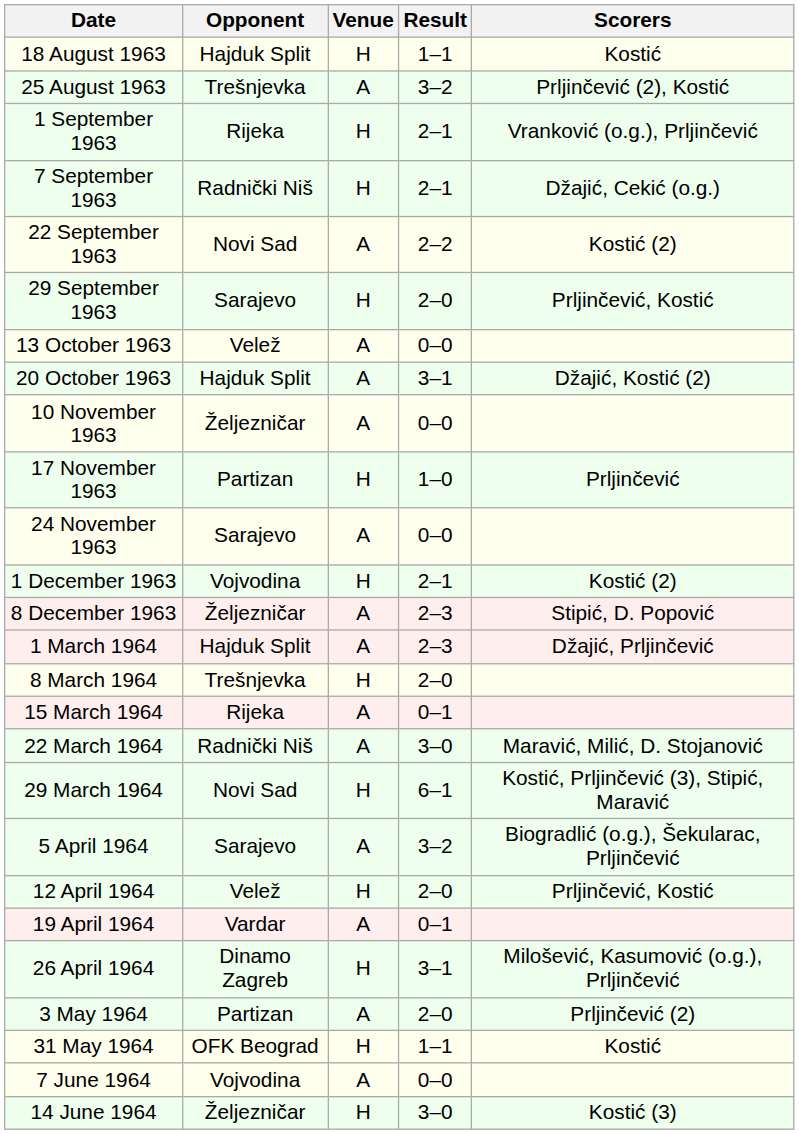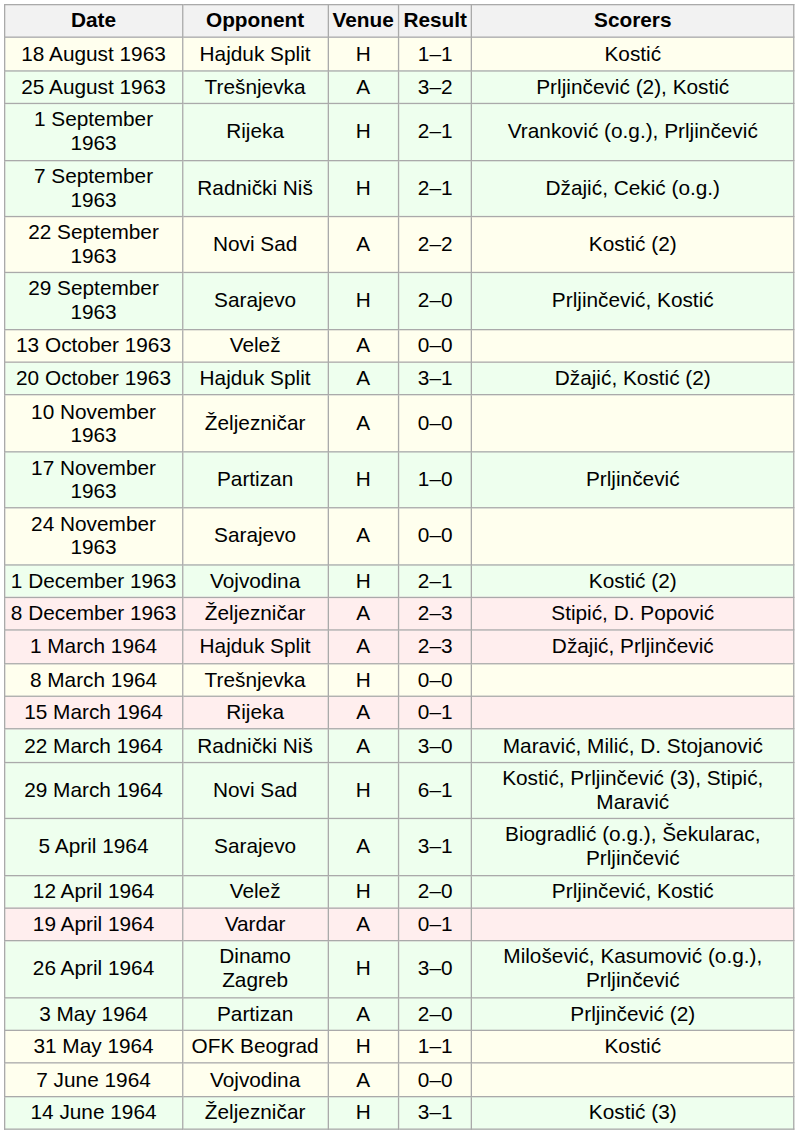(435, 679) 2–0 -> (435, 679) 0–0
(435, 846) 3–2 -> (435, 846) 3–1
(435, 969) 3–1 -> (435, 969) 3–0
(435, 1112) 3–0 -> (435, 1112) 3–1
